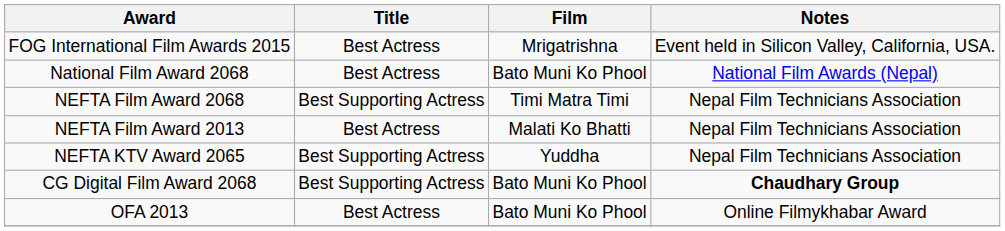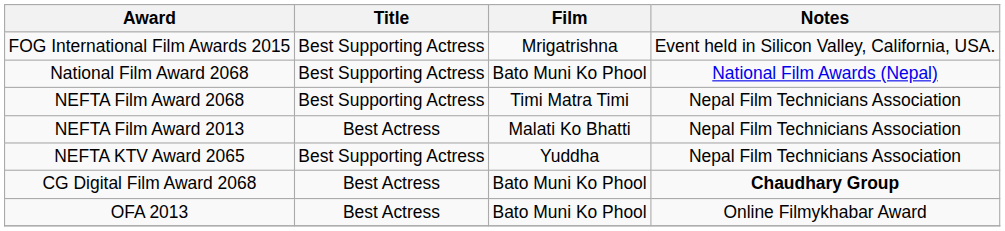(391, 45) Best Actress -> (391, 45) Best Supporting Actress
(391, 73) Best Actress -> (391, 73) Best Supporting Actress
(391, 184) Best Supporting Actress -> (391, 184) Best Actress
